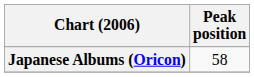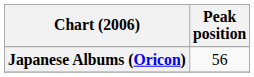(220, 59) 58 -> (220, 59) 56
